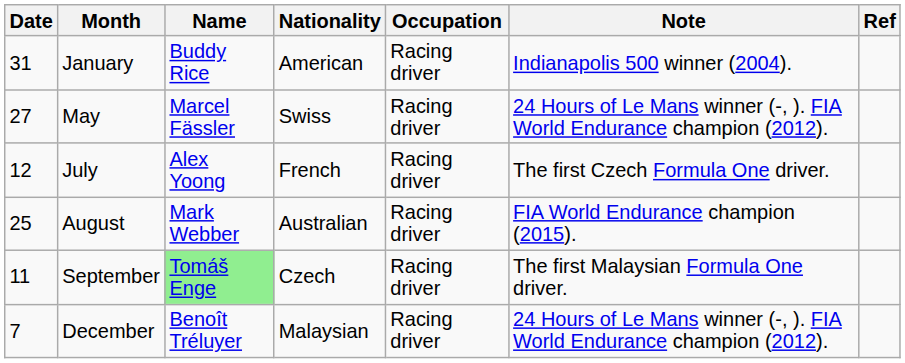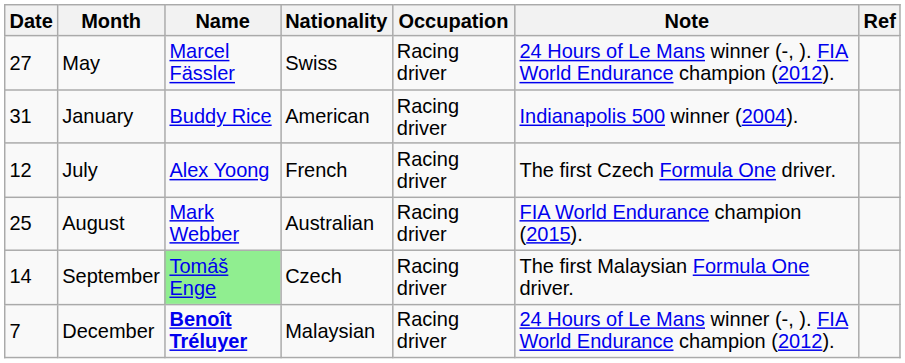rows swapped: (98, 63) <-> (81, 116)
(20, 277) 11 -> (21, 277) 14
(206, 330) normal -> (208, 330) bold
